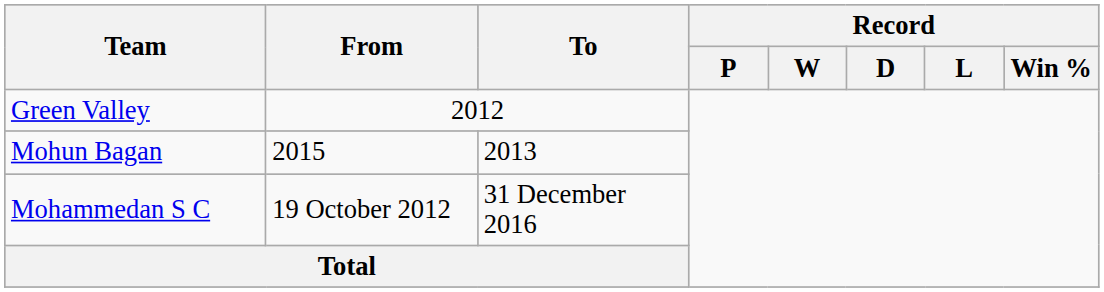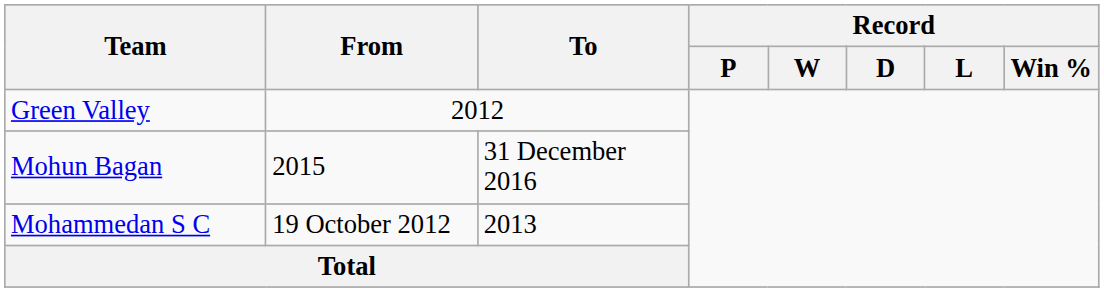(510, 151) 2013 -> (555, 166) 31 December 2016
(555, 208) 31 December 2016 -> (510, 223) 2013
